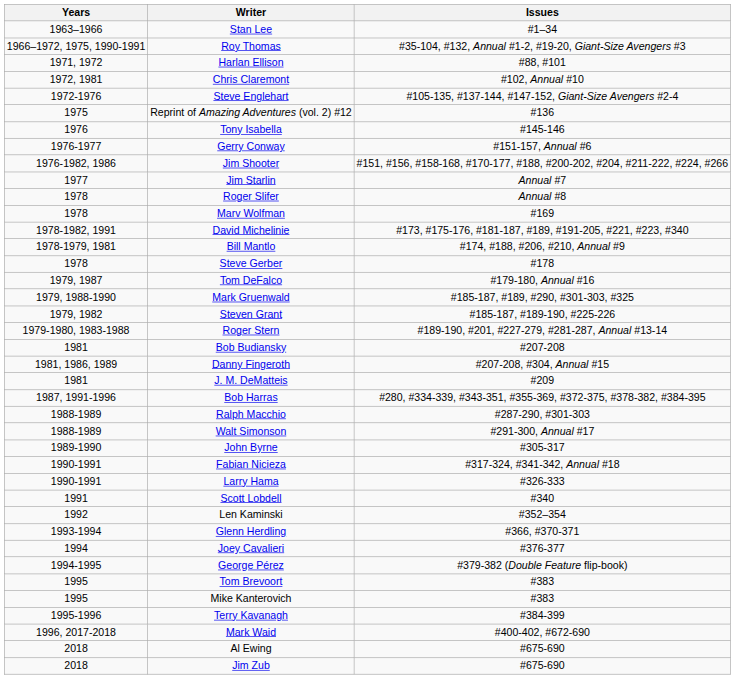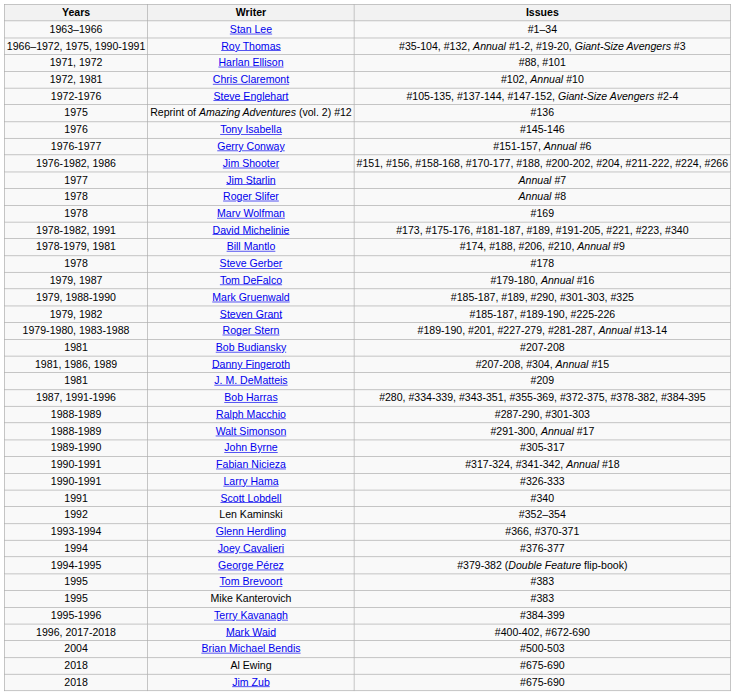+ row: (251, 649)
